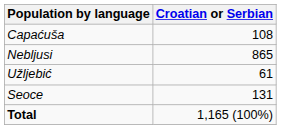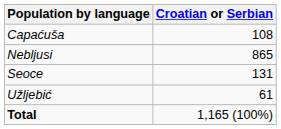rows swapped: (25, 94) <-> (29, 74)
